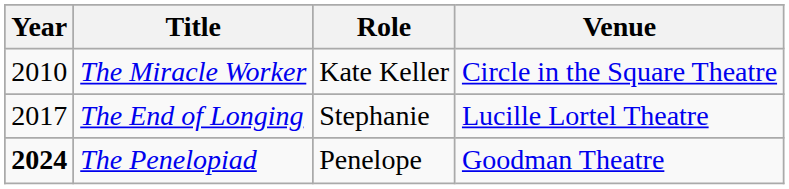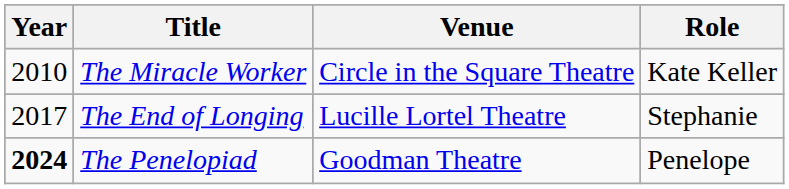columns swapped: (384, 26) <-> (619, 26)
